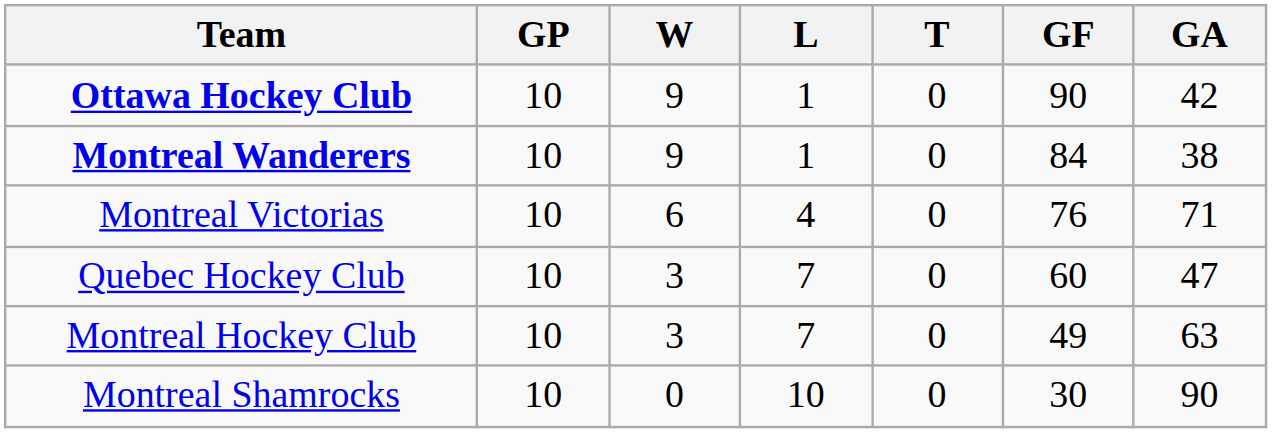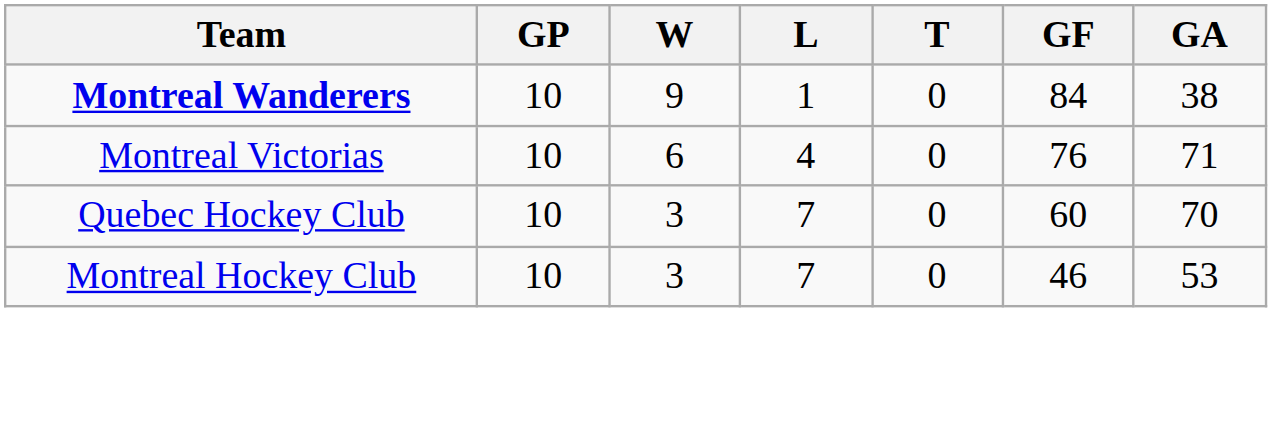- row: (241, 94)
(1200, 275) 47 -> (1200, 214) 70
(1068, 335) 49 -> (1068, 275) 46
(1200, 335) 63 -> (1200, 275) 53
- row: (241, 395)
